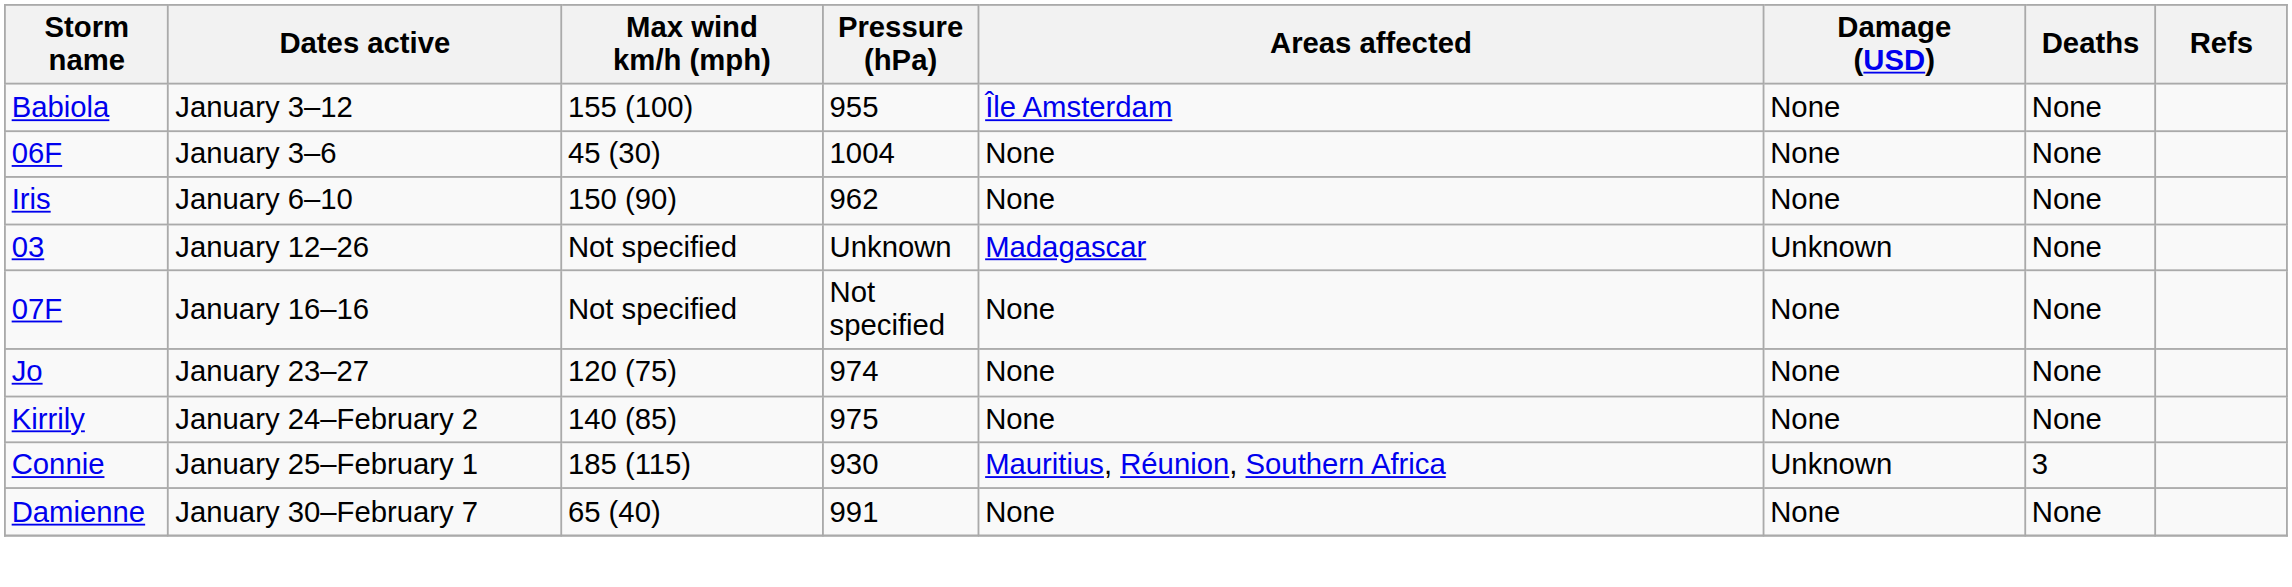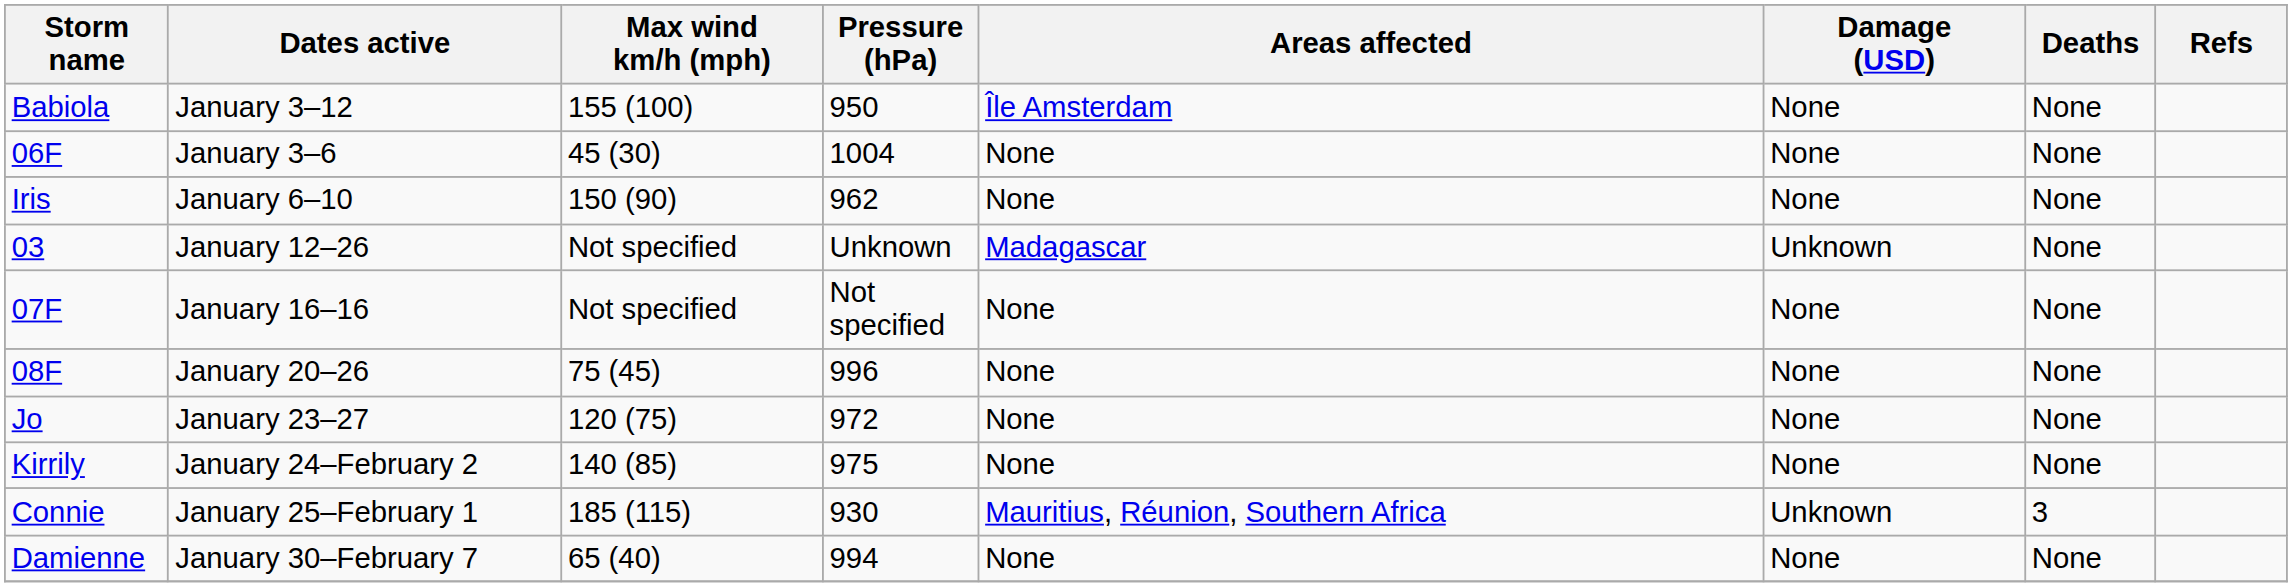(854, 107) 955 -> (854, 107) 950
+ row: (37, 372)
(854, 372) 974 -> (854, 418) 972
(854, 511) 991 -> (854, 557) 994
